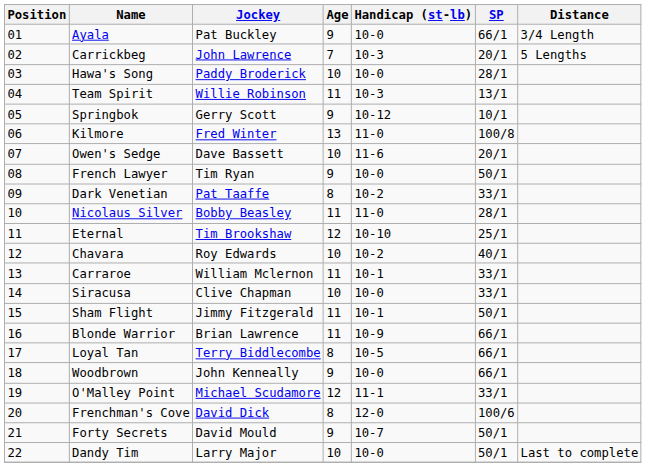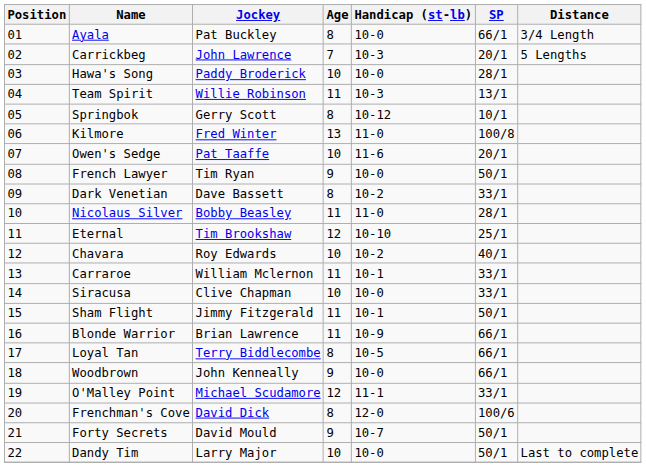(330, 34) 9 -> (330, 34) 8
(330, 114) 9 -> (330, 114) 8
(240, 154) Dave Bassett -> (232, 154) Pat Taaffe
(232, 194) Pat Taaffe -> (240, 194) Dave Bassett
